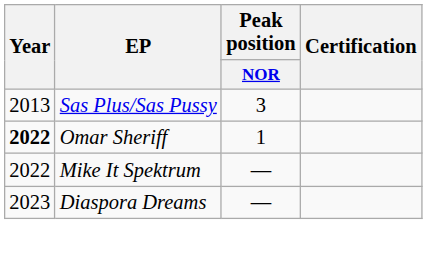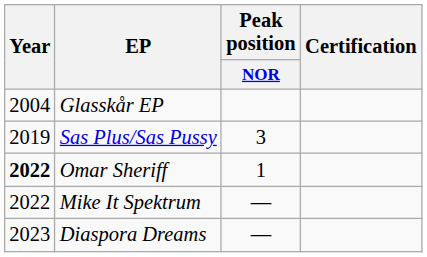+ row: (112, 104)
(30, 104) 2013 -> (30, 137) 2019
